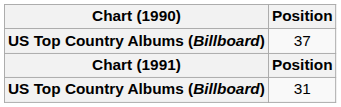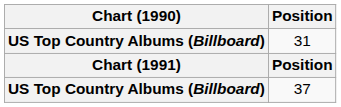rows swapped: (302, 41) <-> (302, 89)
